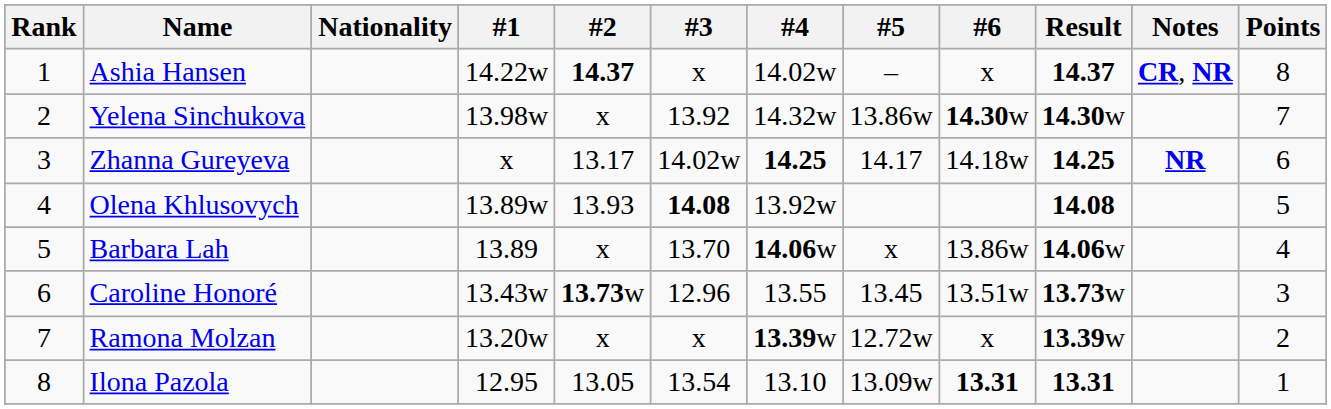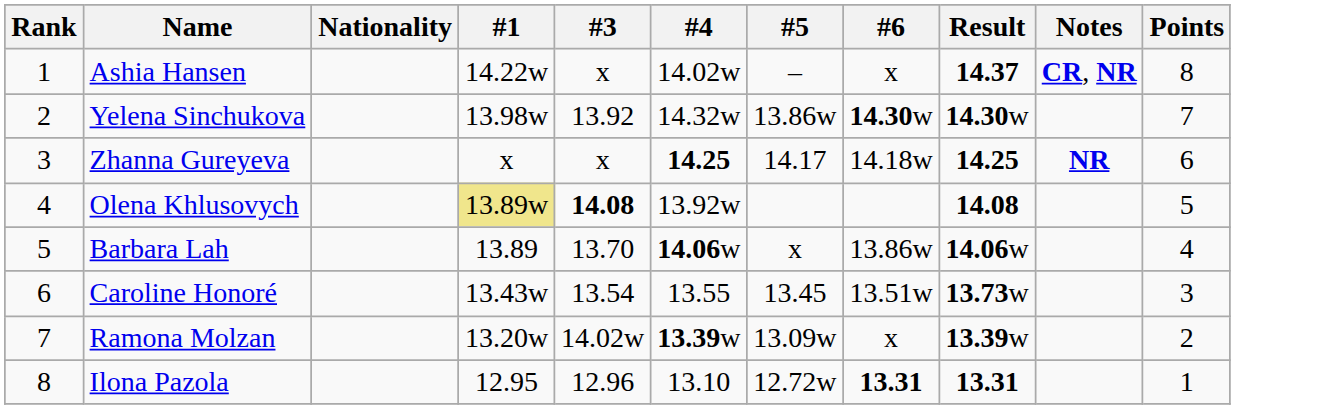- column: (603, 26)
(699, 159) 14.02w -> (603, 159) x
(507, 204) no background -> (507, 204) khaki background
(699, 293) 12.96 -> (603, 293) 13.54
(699, 337) x -> (603, 337) 14.02w
(891, 337) 12.72w -> (795, 337) 13.09w
(699, 381) 13.54 -> (603, 381) 12.96
(891, 381) 13.09w -> (795, 381) 12.72w
